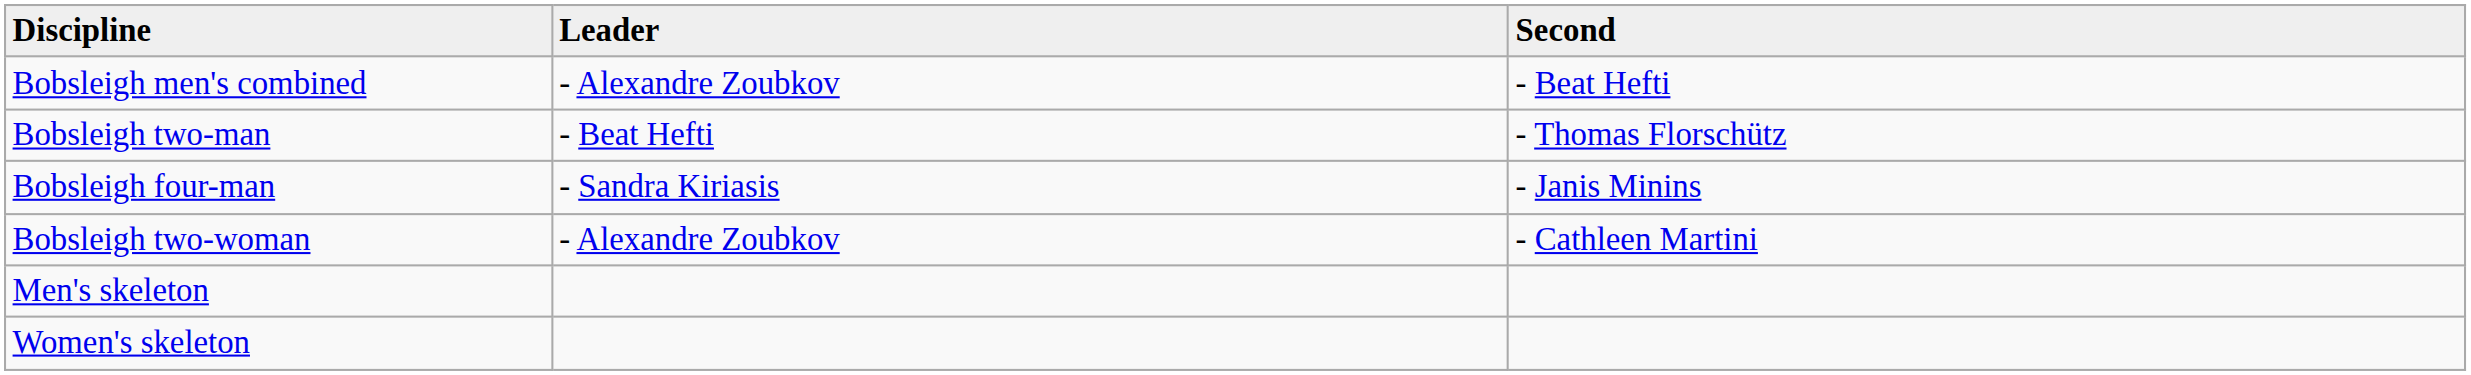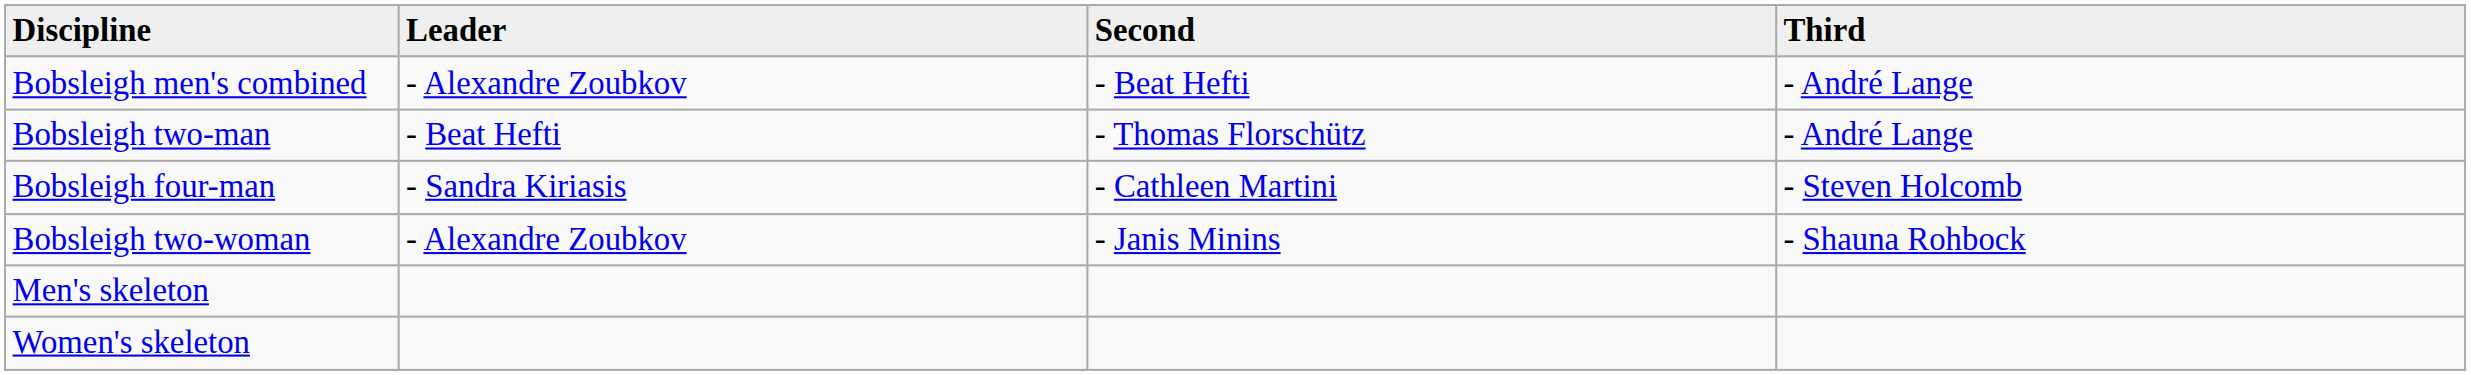+ column: (1824, 30)
(1609, 186) - Janis Minins -> (1216, 186) - Cathleen Martini
(1637, 238) - Cathleen Martini -> (1188, 238) - Janis Minins
